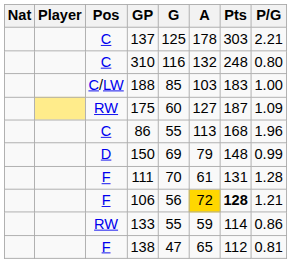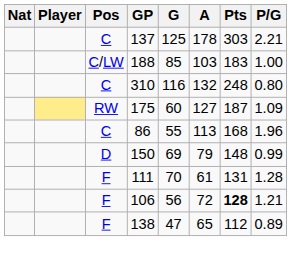rows swapped: (143, 62) <-> (143, 85)
(205, 200) gold background -> (205, 200) no background
- row: (143, 223)
(269, 246) 0.81 -> (269, 223) 0.89
